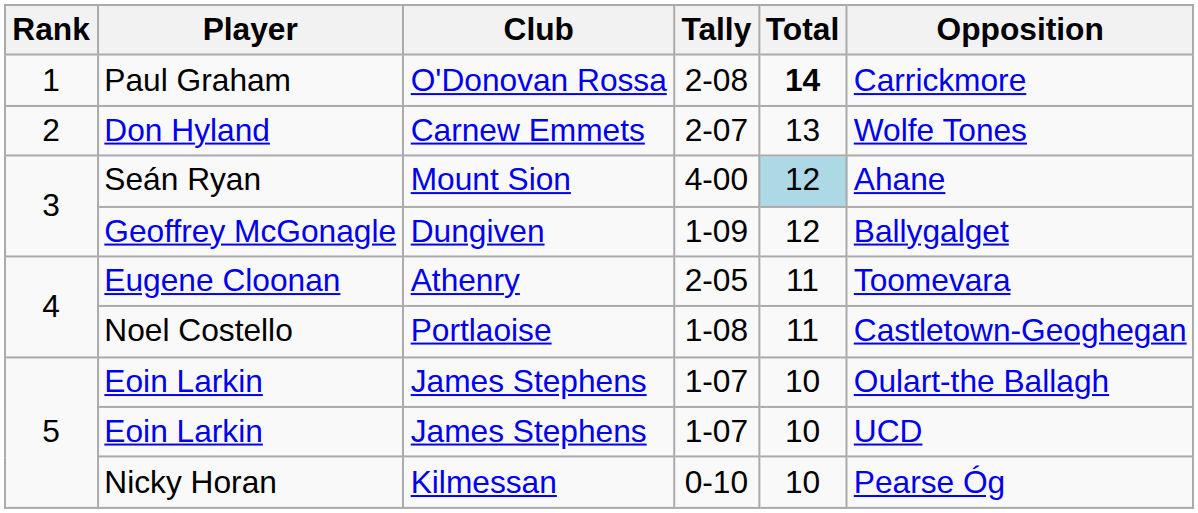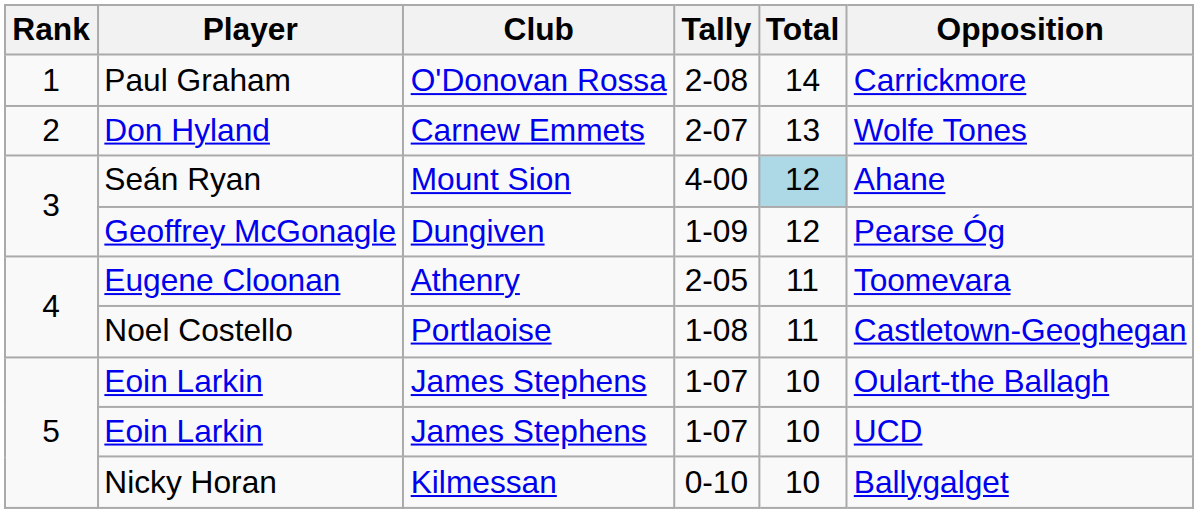(803, 79) bold -> (803, 79) normal
(931, 230) Ballygalget -> (930, 230) Pearse Óg
(930, 481) Pearse Óg -> (931, 481) Ballygalget
